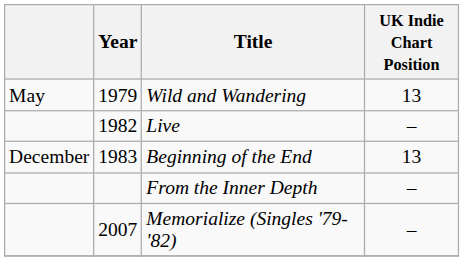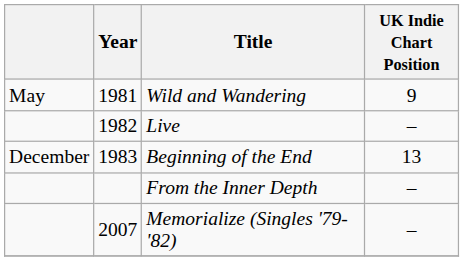(118, 94) 1979 -> (118, 94) 1981
(412, 94) 13 -> (412, 94) 9
